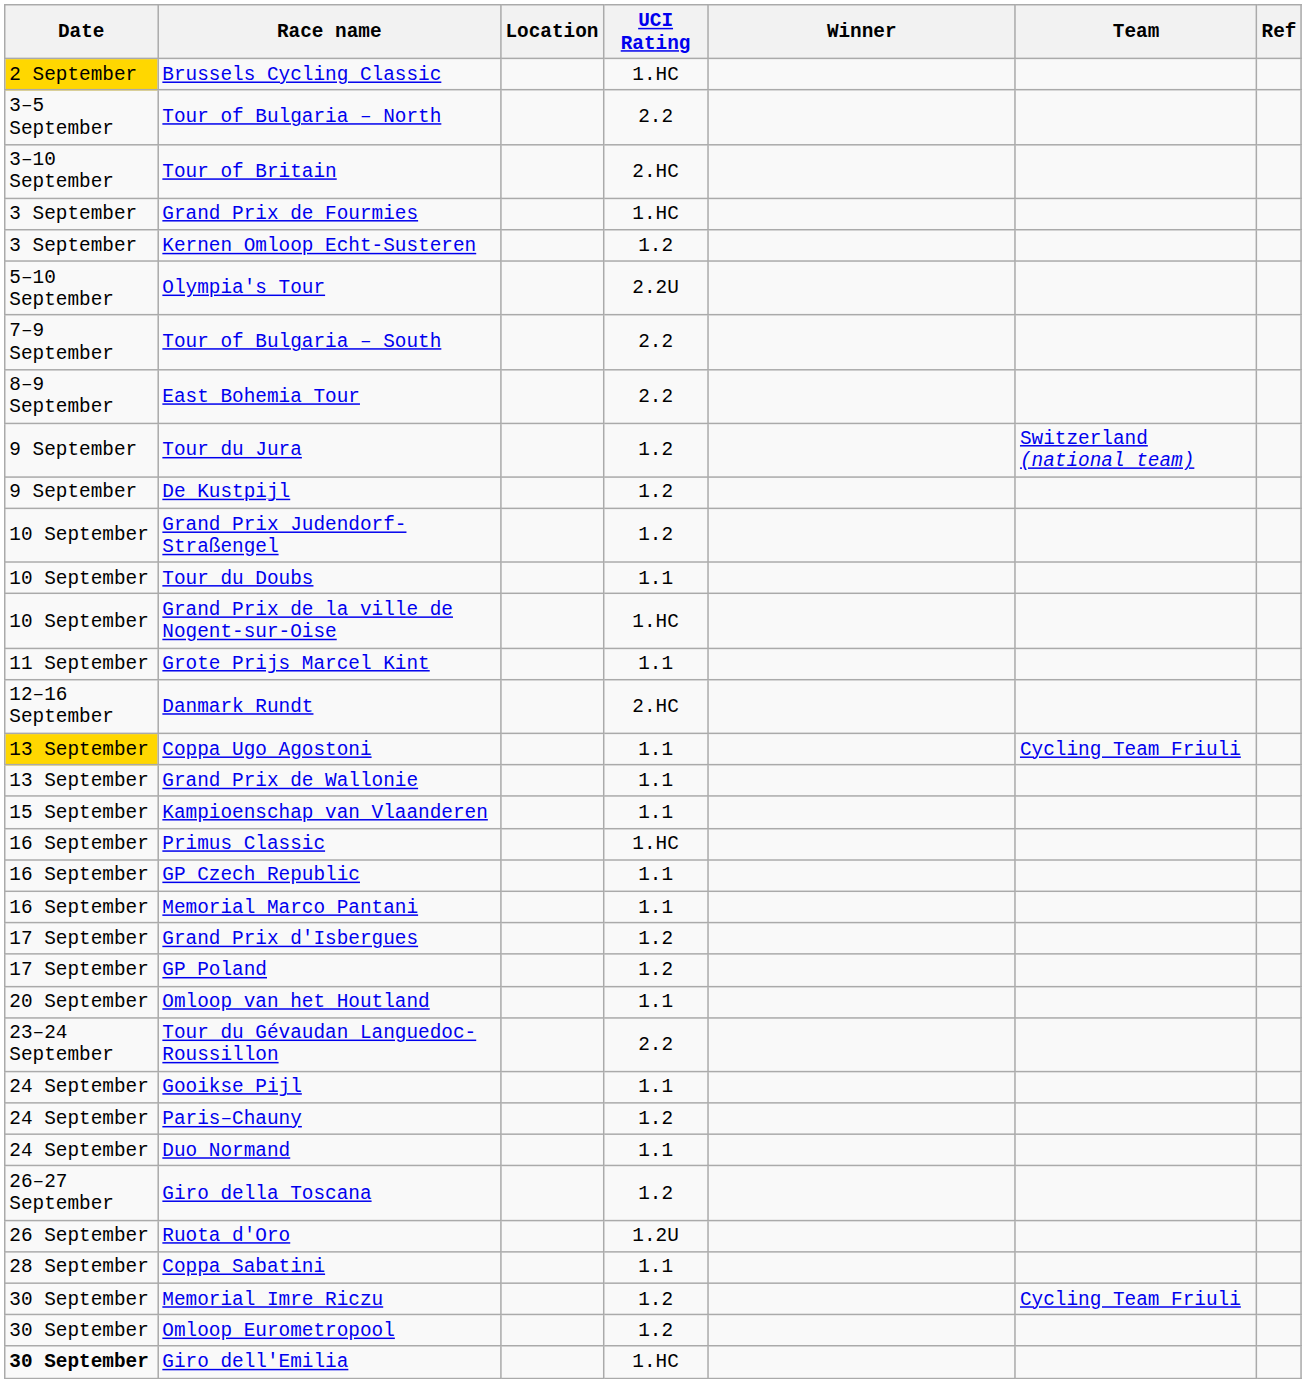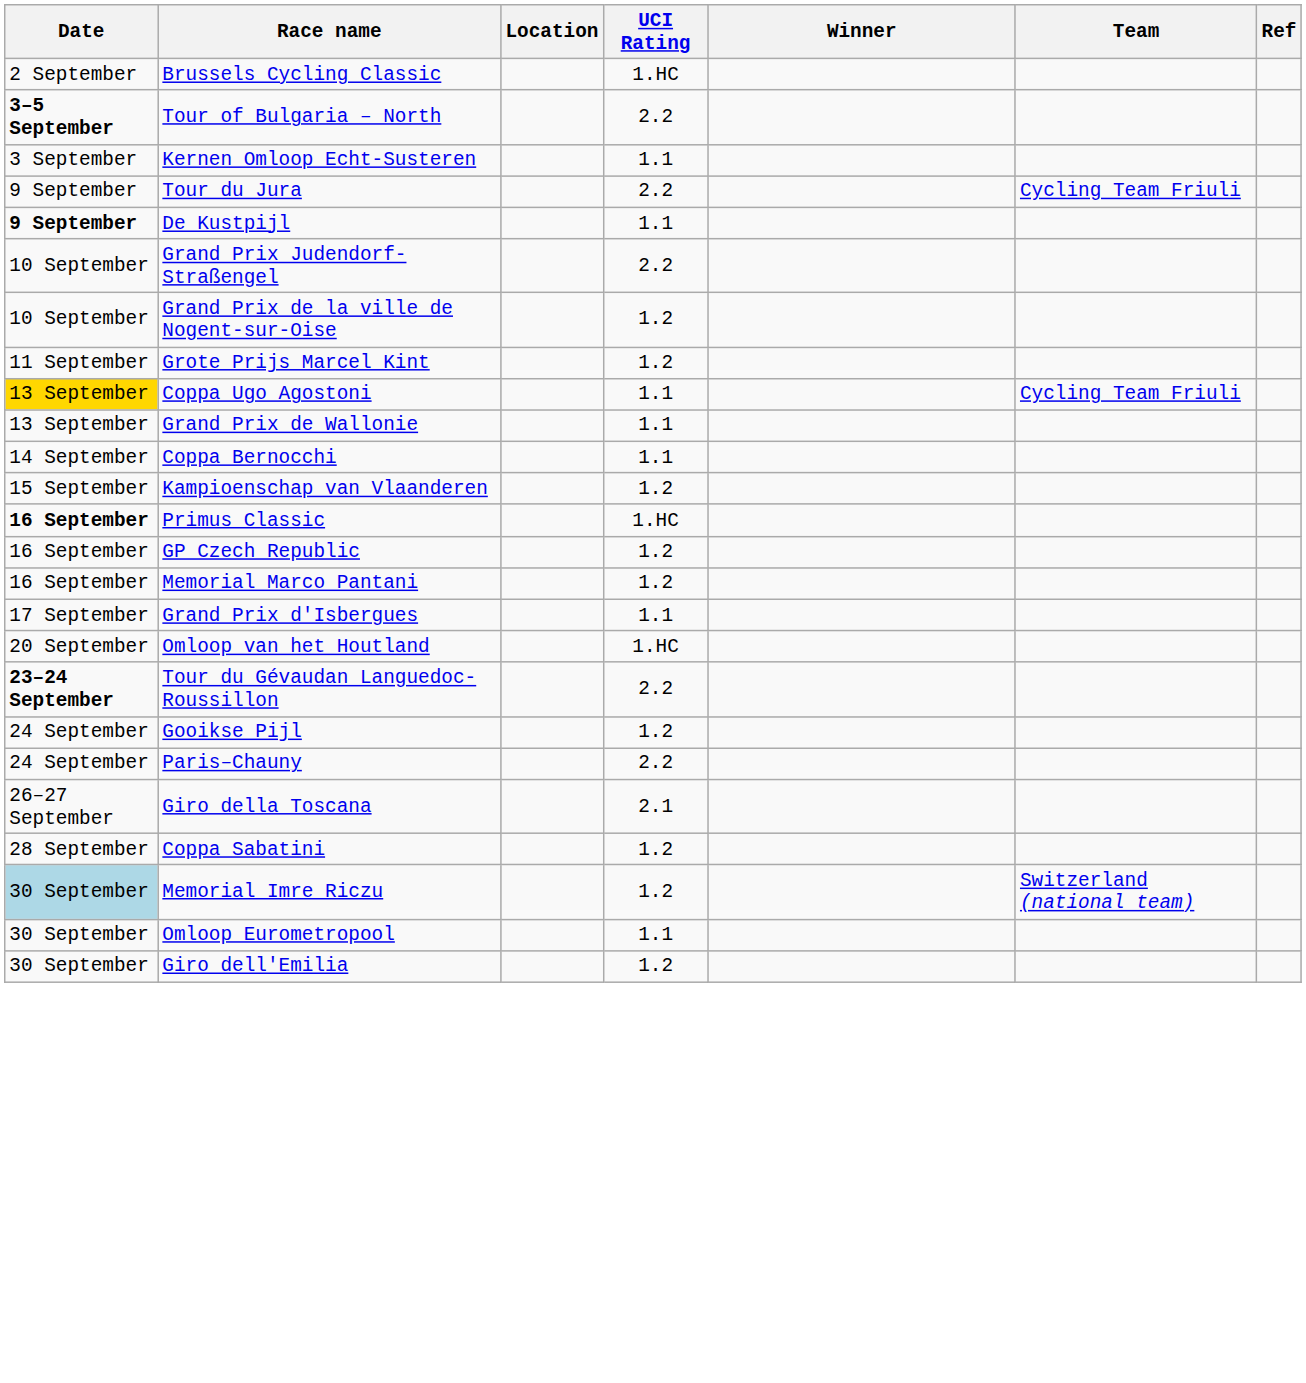(73, 74) gold background -> (73, 74) no background
(62, 117) normal -> (62, 117) bold
- row: (250, 171)
- row: (290, 214)
(656, 245) 1.2 -> (656, 160) 1.1
- row: (244, 288)
- row: (302, 342)
- row: (261, 396)
(656, 450) 1.2 -> (656, 192) 2.2
(1107, 450) Switzerland (national team) -> (1130, 192) Cycling Team Friuli
(73, 493) normal -> (73, 223) bold
(656, 493) 1.2 -> (656, 223) 1.1
(656, 535) 1.2 -> (656, 266) 2.2
- row: (238, 578)
(656, 621) 1.HC -> (656, 320) 1.2
(656, 664) 1.1 -> (656, 362) 1.2
- row: (238, 706)
+ row: (250, 457)
(656, 812) 1.1 -> (656, 489) 1.2
(79, 844) normal -> (79, 520) bold
(656, 875) 1.1 -> (656, 552) 1.2
(656, 907) 1.1 -> (656, 583) 1.2
(656, 939) 1.2 -> (656, 615) 1.1
- row: (215, 970)
(656, 1002) 1.1 -> (656, 647) 1.HC
(62, 1044) normal -> (62, 689) bold
(656, 1087) 1.1 -> (656, 732) 1.2
(656, 1119) 1.2 -> (656, 764) 2.2
- row: (226, 1150)
(656, 1193) 1.2 -> (656, 806) 2.1
- row: (226, 1236)
(656, 1267) 1.1 -> (656, 849) 1.2
(79, 1299) no background -> (79, 892) lightblue background
(1130, 1299) Cycling Team Friuli -> (1107, 892) Switzerland (national team)
(656, 1331) 1.2 -> (656, 935) 1.1
(79, 1362) bold -> (79, 966) normal
(656, 1362) 1.HC -> (656, 966) 1.2
